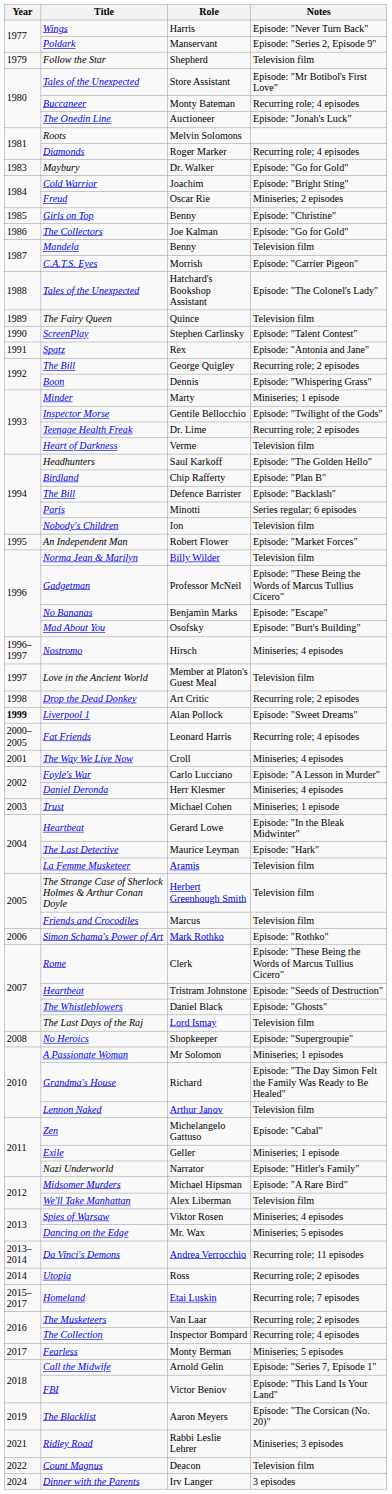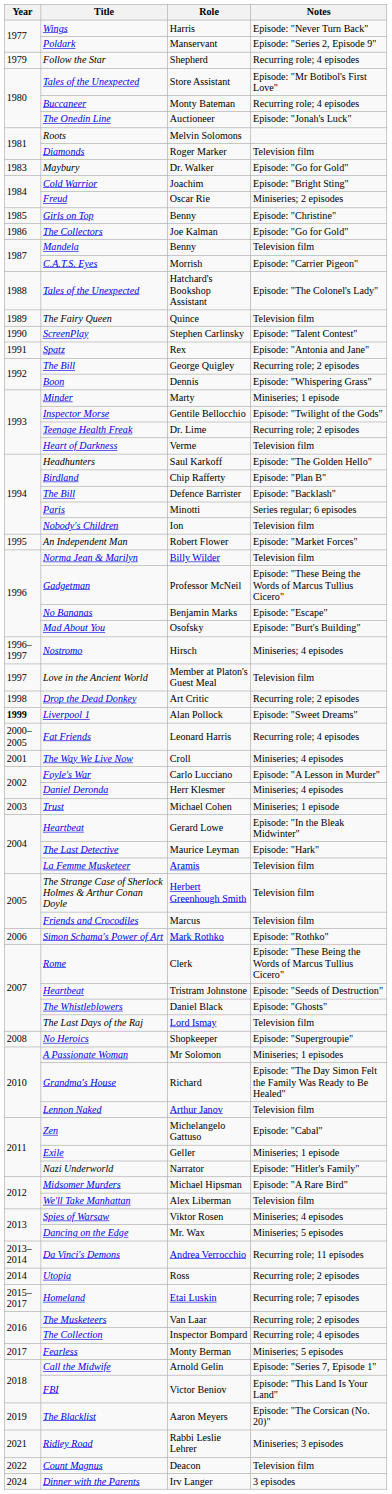(284, 60) Television film -> (306, 60) Recurring role; 4 episodes
(306, 151) Recurring role; 4 episodes -> (284, 151) Television film
